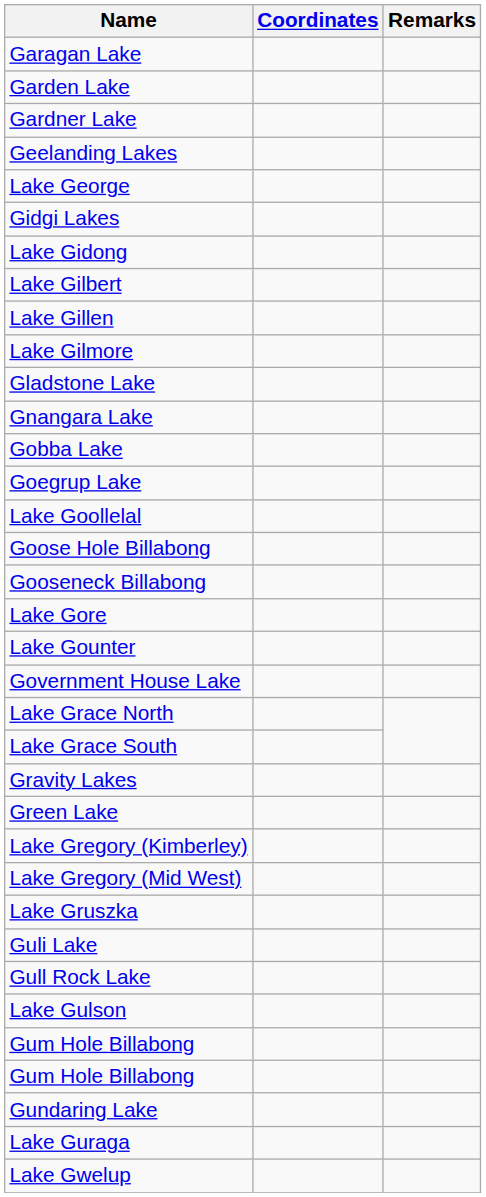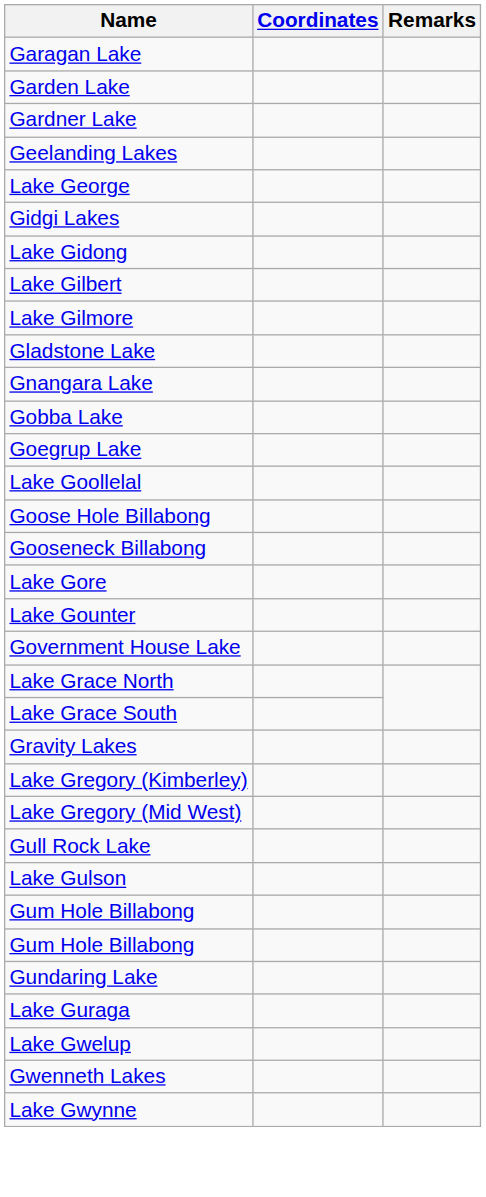- row: (61, 317)
- row: (64, 812)
- row: (74, 911)
- row: (53, 944)
+ row: (87, 1076)
+ row: (73, 1109)
